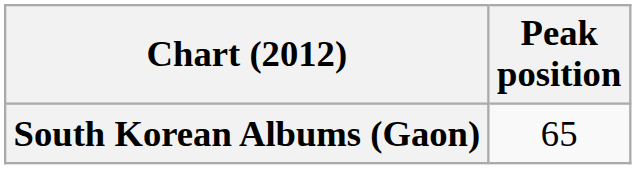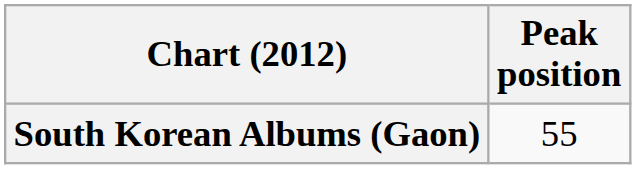(559, 132) 65 -> (559, 132) 55
